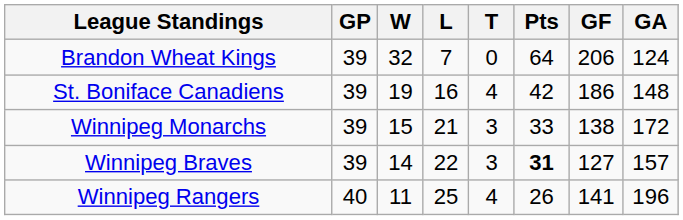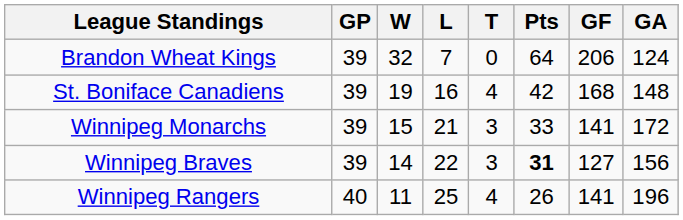(596, 92) 186 -> (596, 92) 168
(596, 127) 138 -> (596, 127) 141
(651, 162) 157 -> (651, 162) 156
